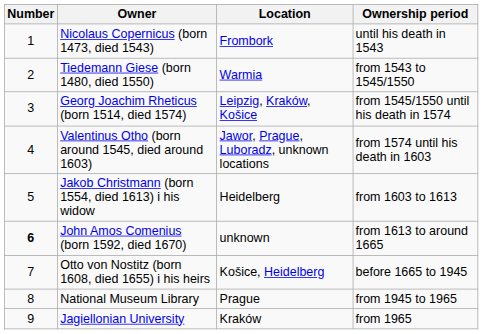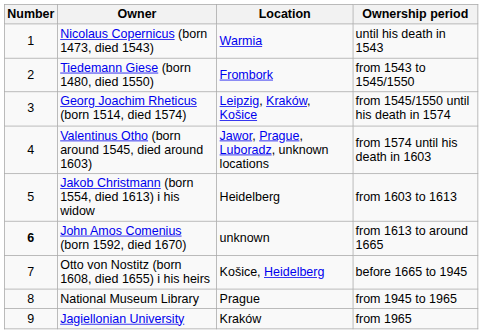(246, 41) Frombork -> (241, 41) Warmia
(241, 75) Warmia -> (246, 75) Frombork
